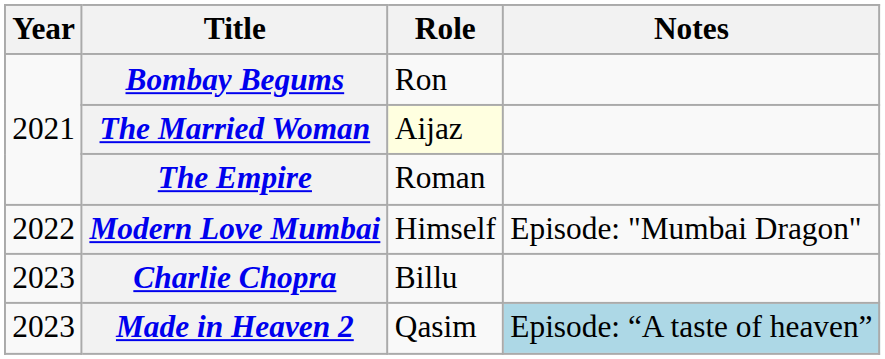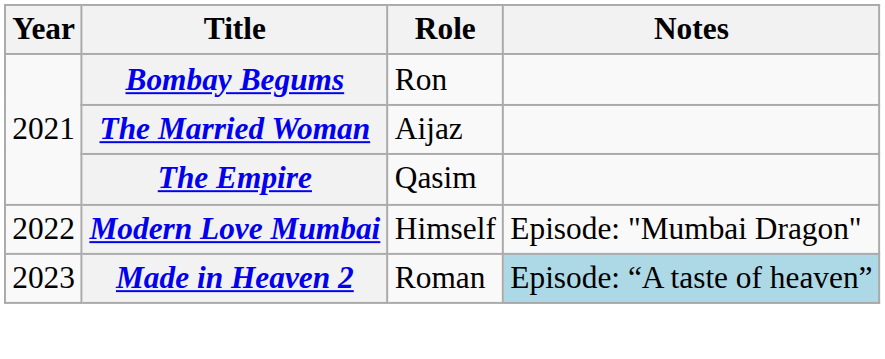(429, 128) lightyellow background -> (429, 128) no background
(440, 178) Roman -> (436, 178) Qasim
- row: (235, 278)
(436, 327) Qasim -> (440, 278) Roman
